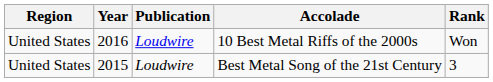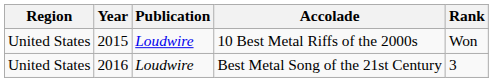(113, 41) 2016 -> (113, 41) 2015
(113, 65) 2015 -> (113, 65) 2016
